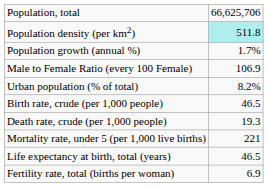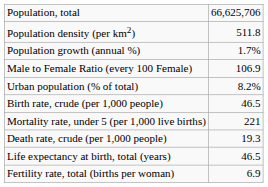(248, 32) paleturquoise background -> (248, 32) no background
rows swapped: (87, 121) <-> (106, 138)
